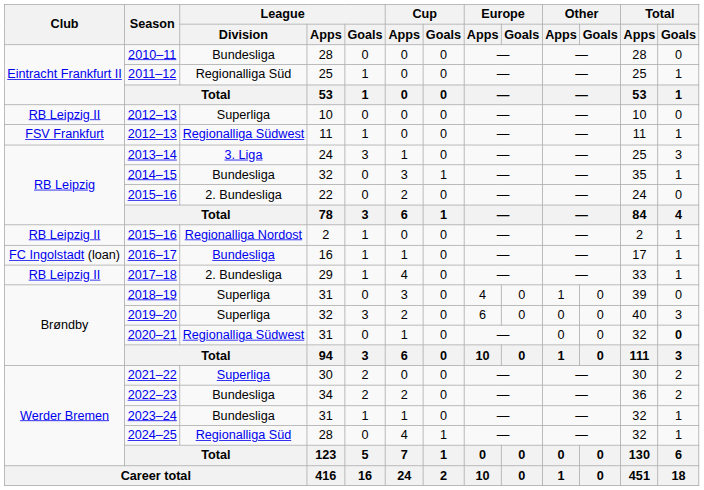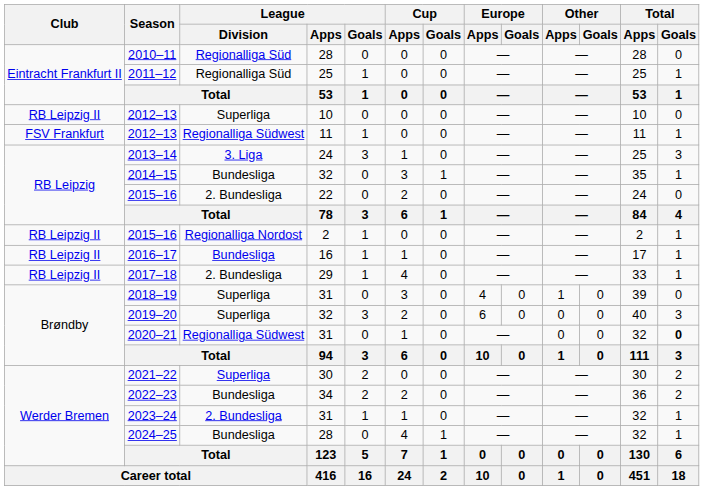(243, 54) Bundesliga -> (243, 54) Regionalliga Süd
(65, 255) FC Ingolstadt (loan) -> (65, 255) RB Leipzig II
(243, 415) Bundesliga -> (243, 415) 2. Bundesliga
(243, 435) Regionalliga Süd -> (243, 435) Bundesliga
